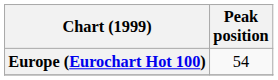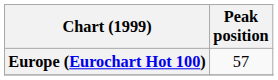(241, 61) 54 -> (241, 61) 57
